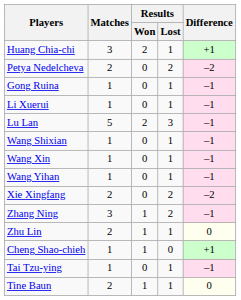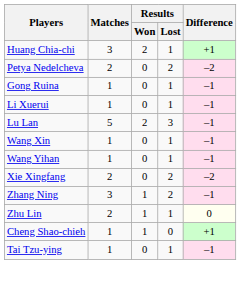- row: (37, 140)
- row: (29, 286)
